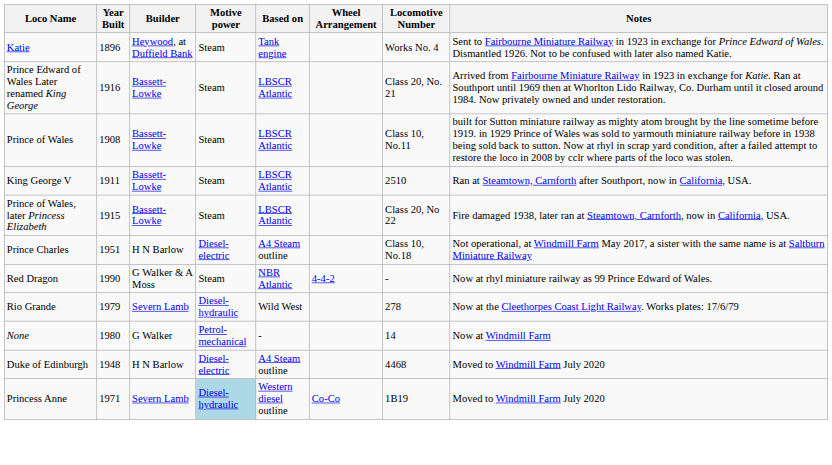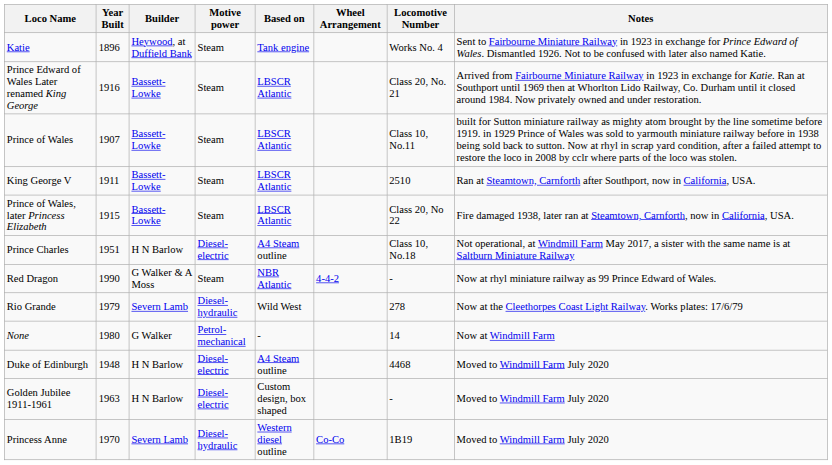(110, 140) 1908 -> (109, 140) 1907
+ row: (39, 399)
(110, 399) 1971 -> (109, 439) 1970
(218, 399) lightblue background -> (217, 439) no background
